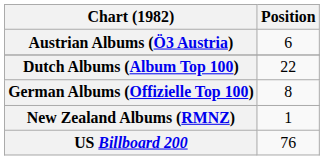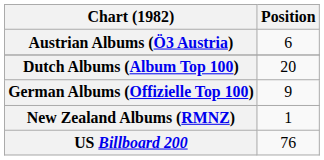(288, 67) 22 -> (288, 67) 20
(288, 92) 8 -> (288, 92) 9
